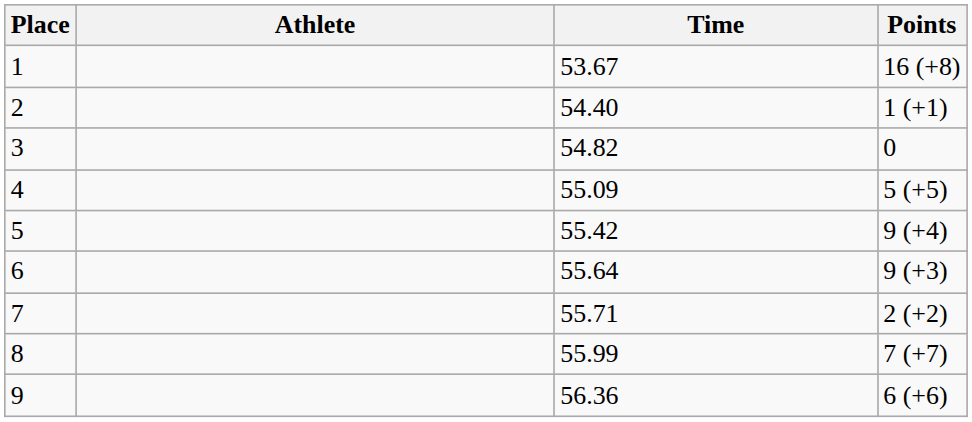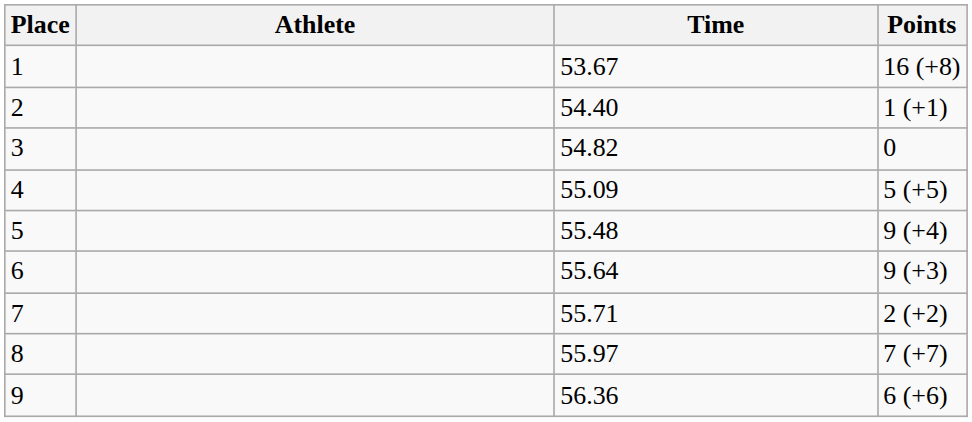(589, 230) 55.42 -> (589, 230) 55.48
(589, 353) 55.99 -> (589, 353) 55.97
